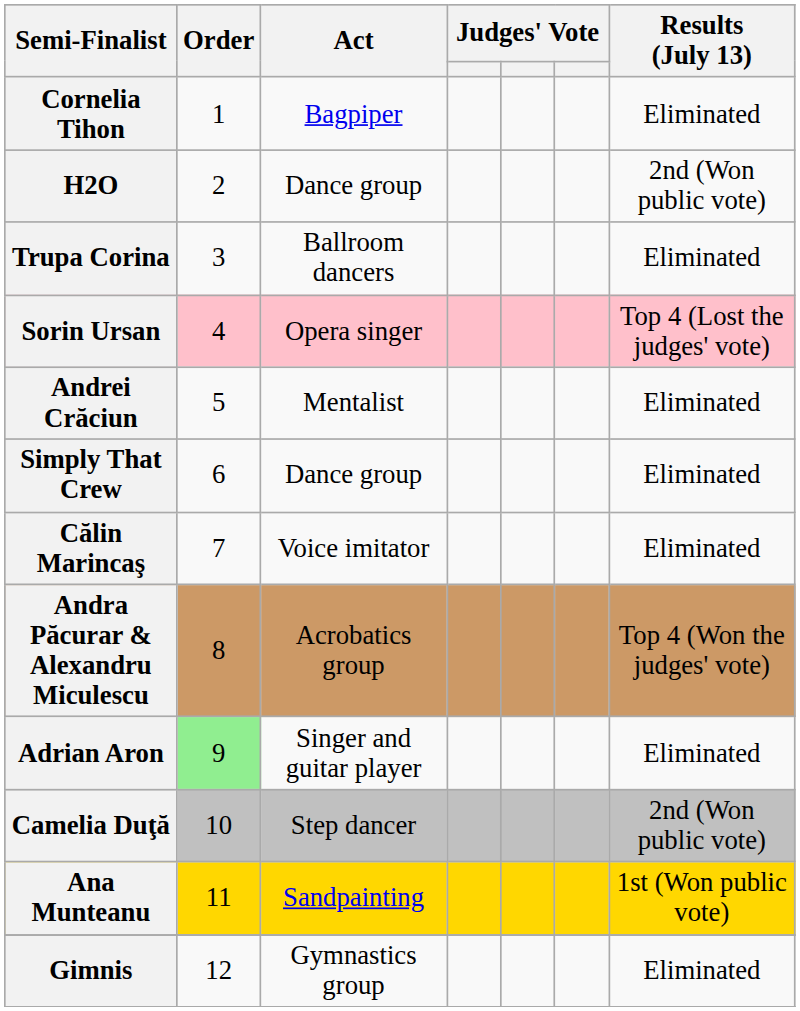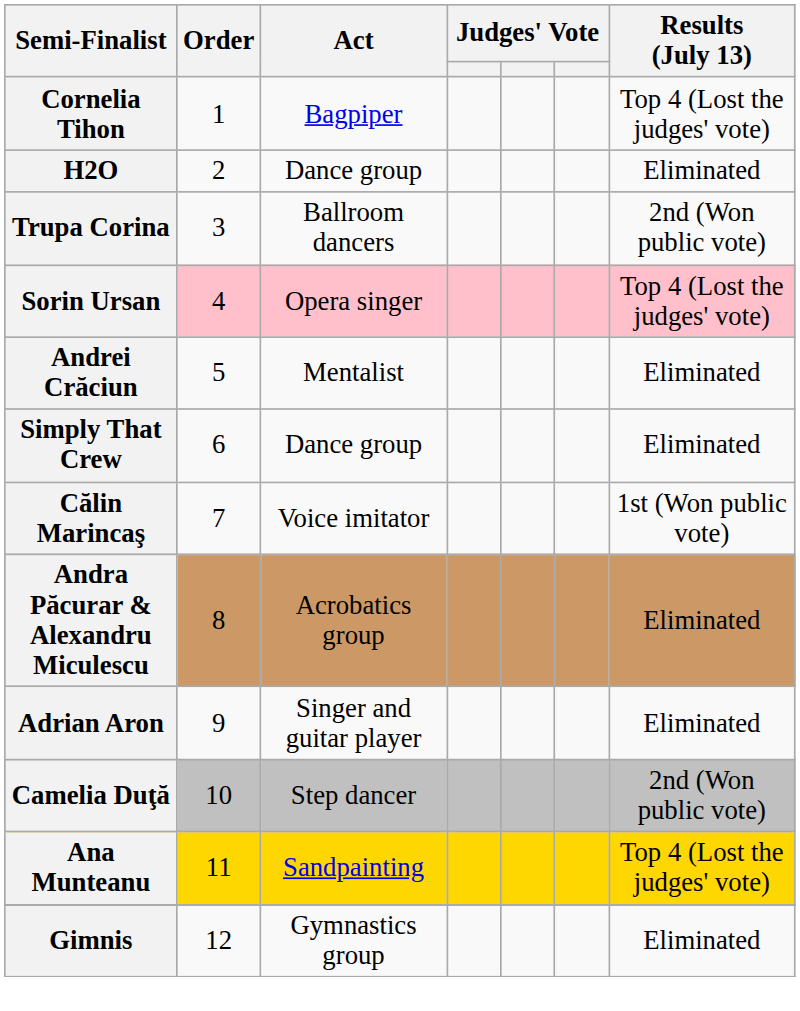(702, 113) Eliminated -> (702, 113) Top 4 (Lost the judges' vote)
(702, 185) 2nd (Won public vote) -> (702, 170) Eliminated
(702, 258) Eliminated -> (702, 227) 2nd (Won public vote)
(702, 547) Eliminated -> (702, 517) 1st (Won public vote)
(702, 650) Top 4 (Won the judges' vote) -> (702, 620) Eliminated
(219, 752) lightgreen background -> (219, 722) no background
(702, 897) 1st (Won public vote) -> (702, 867) Top 4 (Lost the judges' vote)
